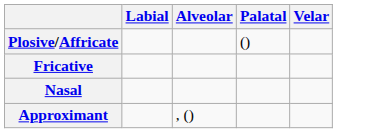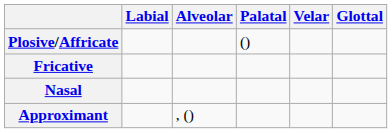+ column: (360, 16)
